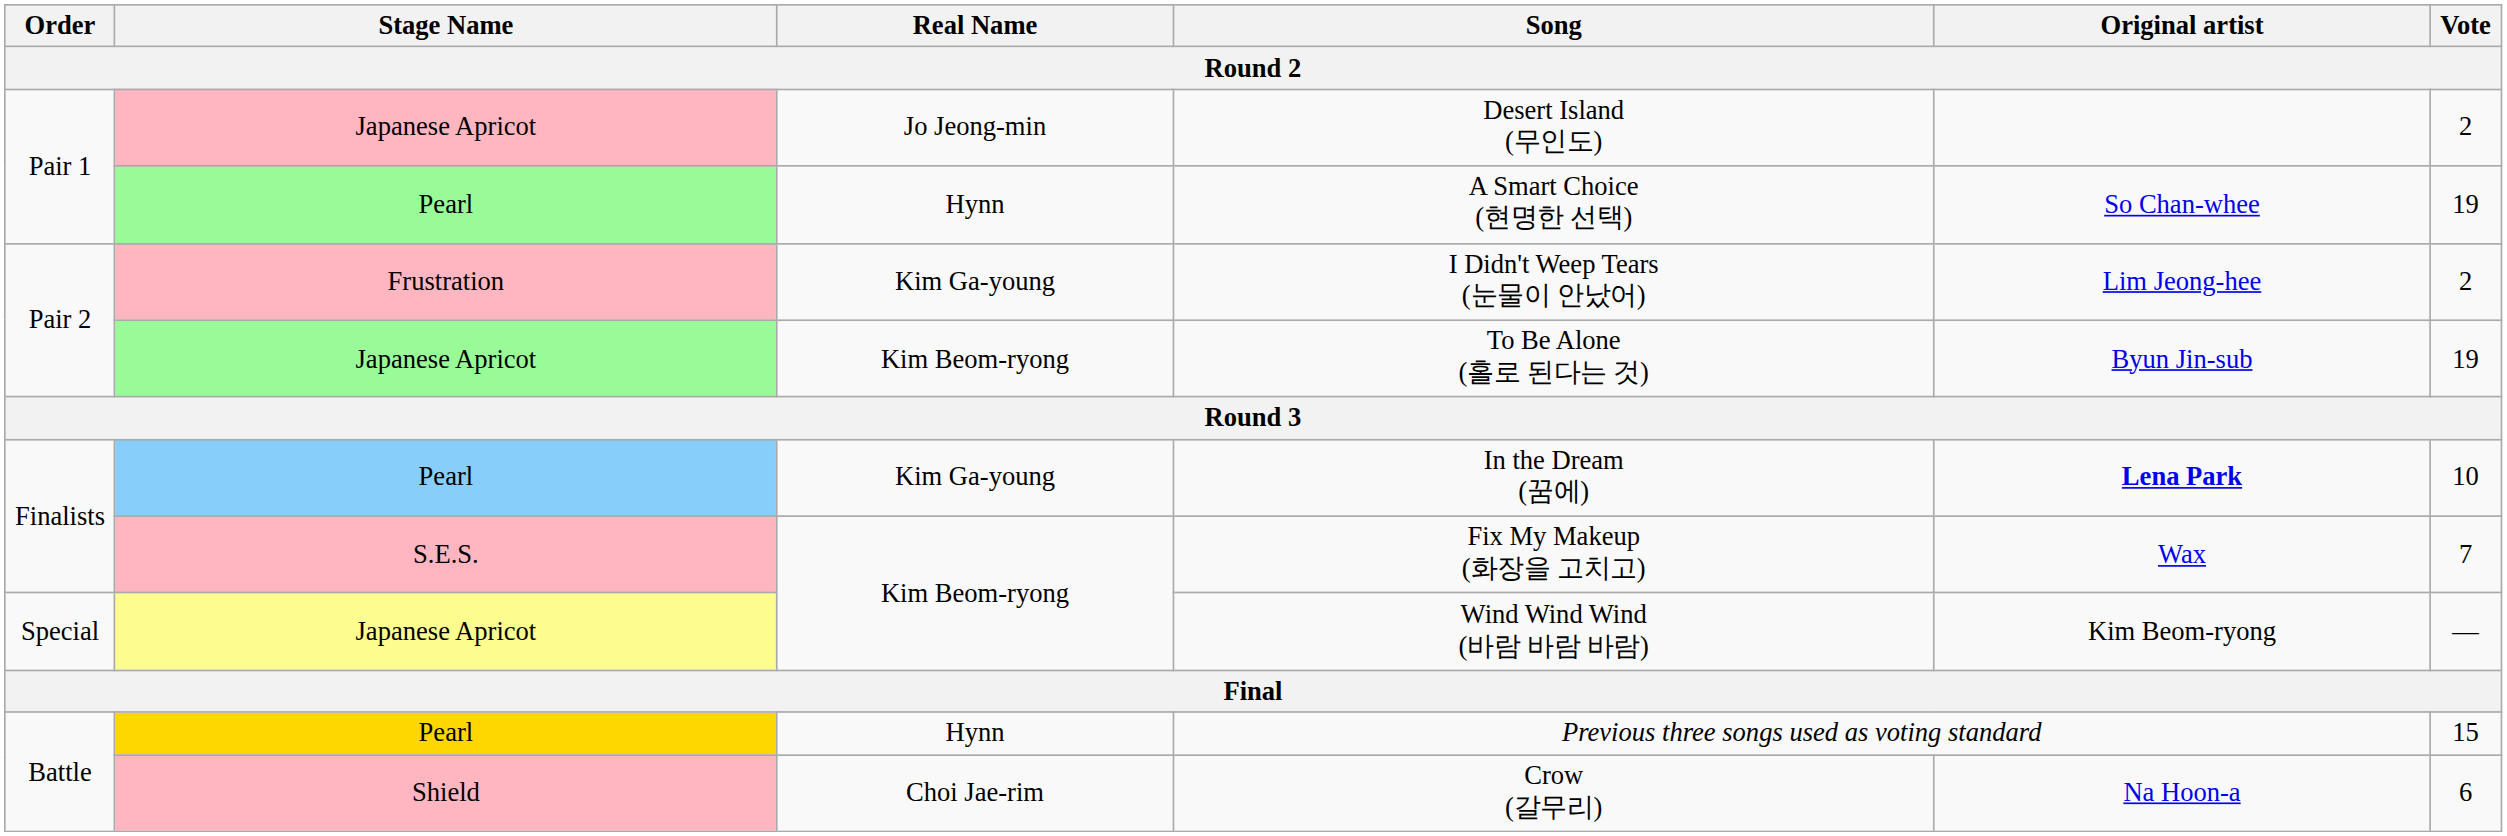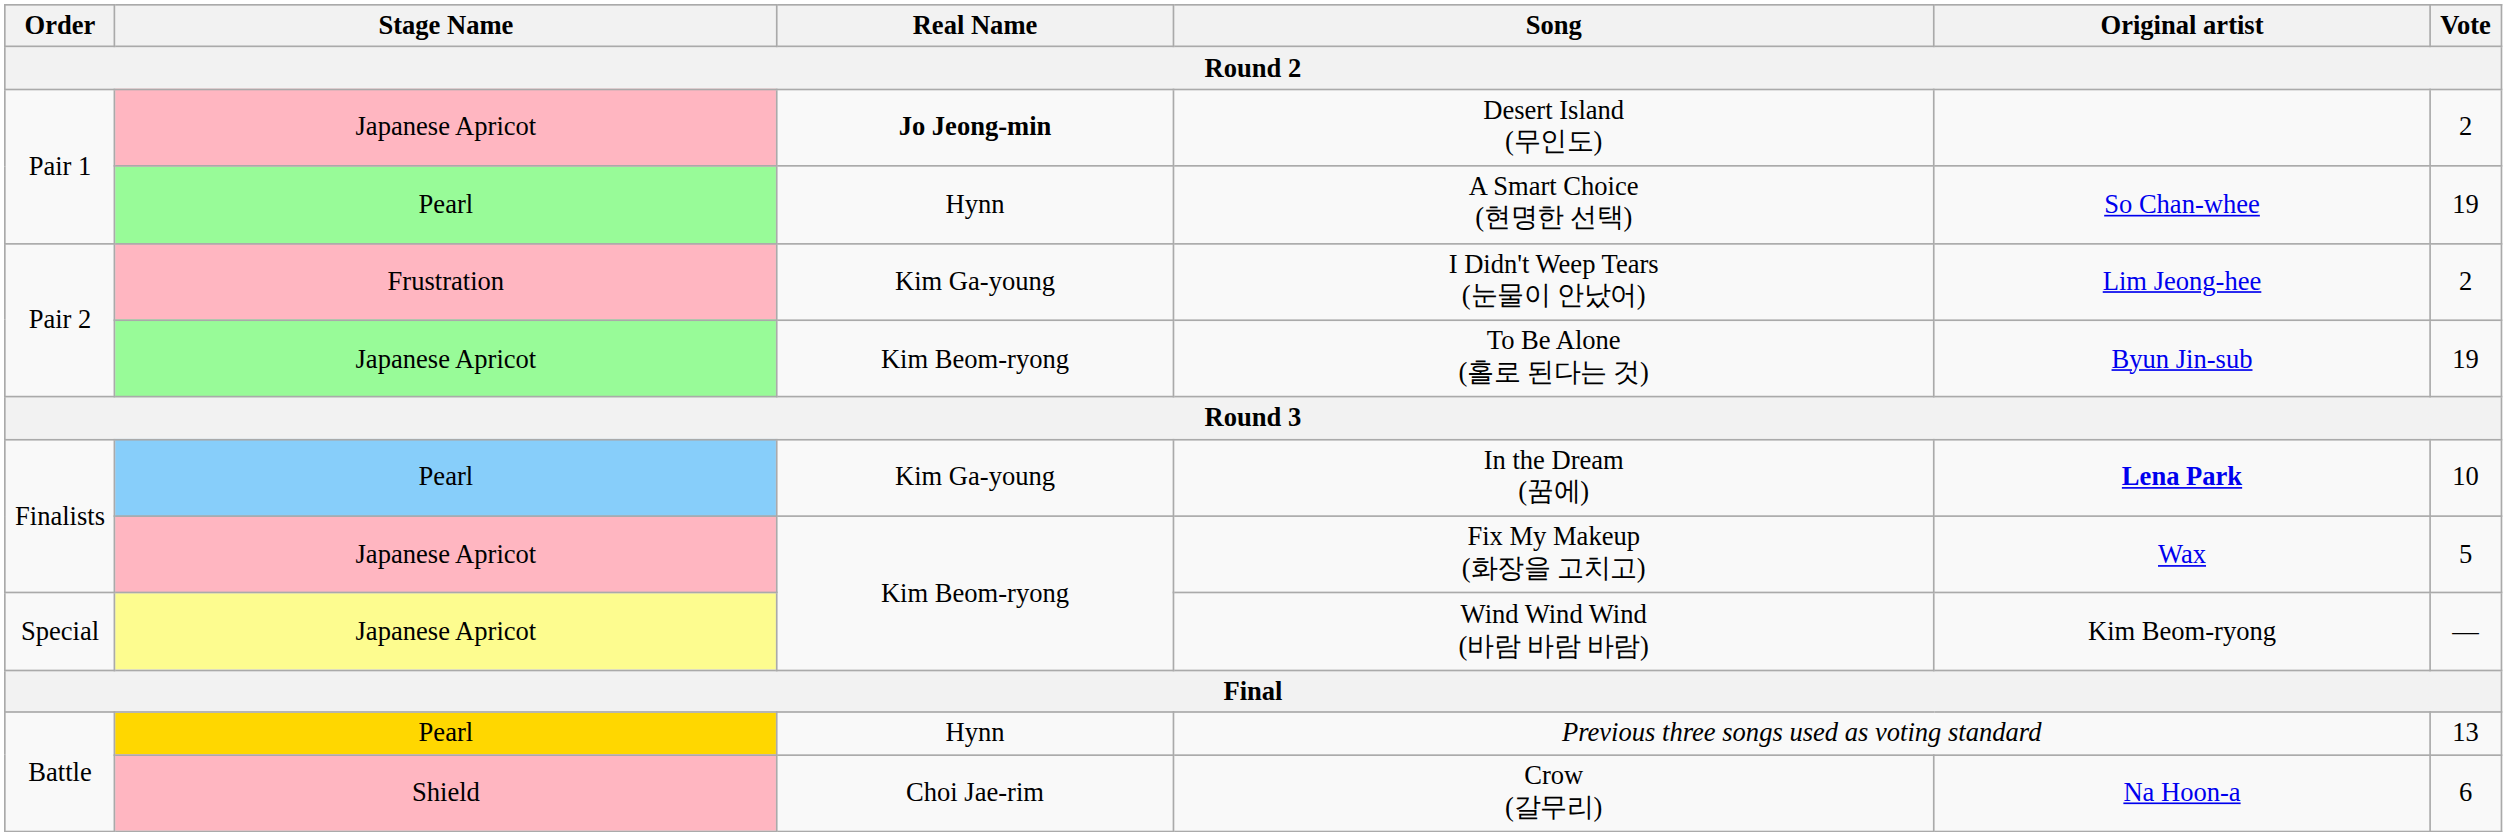(975, 127) normal -> (975, 127) bold
(446, 554) S.E.S. -> (446, 554) Japanese Apricot
(2466, 554) 7 -> (2466, 554) 5
(2466, 732) 15 -> (2466, 732) 13
